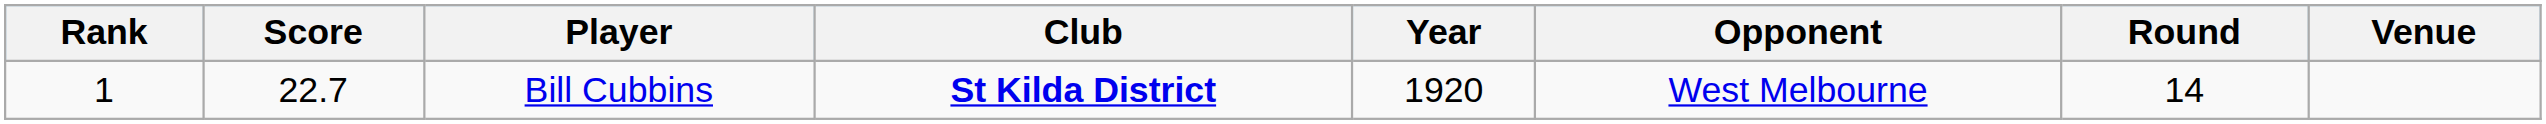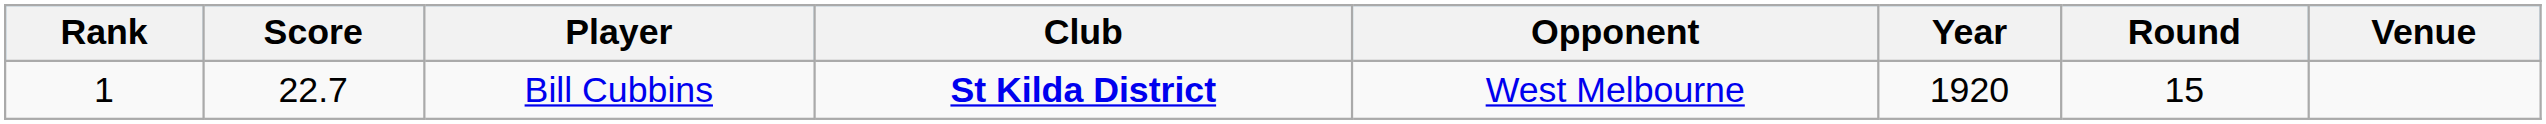columns swapped: (1798, 32) <-> (1444, 32)
(2184, 89) 14 -> (2184, 89) 15
